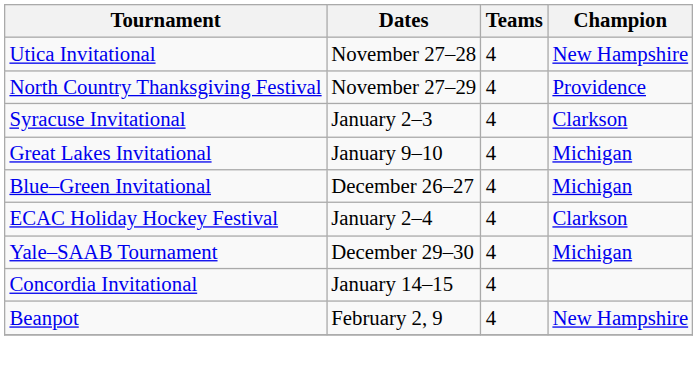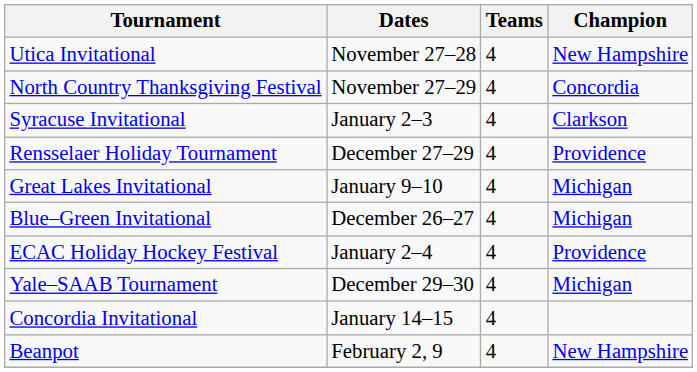(599, 86) Providence -> (596, 86) Concordia
+ row: (143, 152)
(590, 218) Clarkson -> (599, 251) Providence
